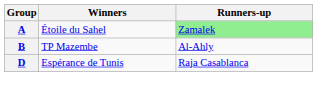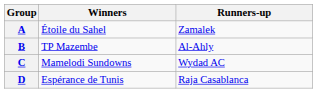(197, 29) lightgreen background -> (197, 29) no background
+ row: (22, 63)
